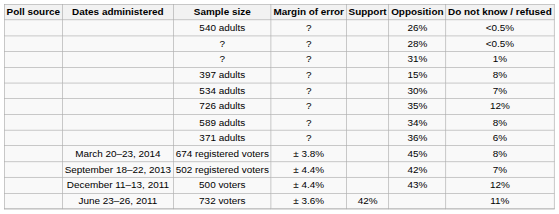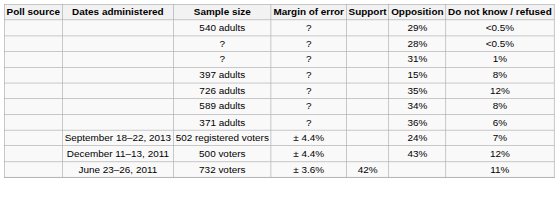(417, 28) 26% -> (417, 28) 29%
- row: (118, 91)
- row: (118, 153)
(417, 169) 42% -> (417, 138) 24%
